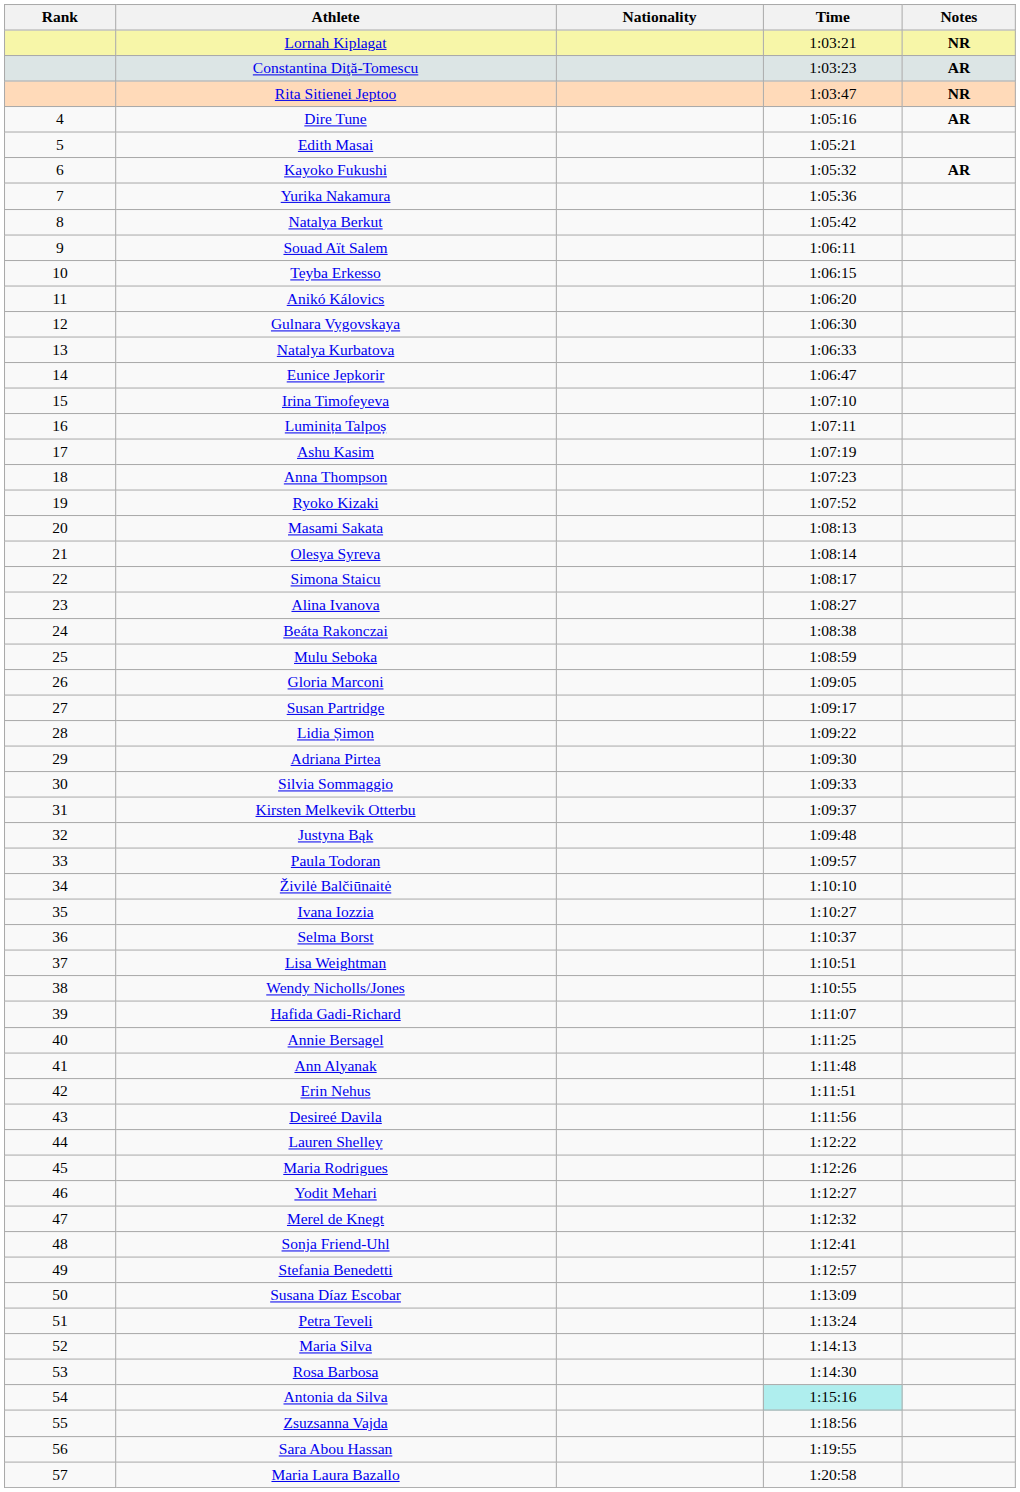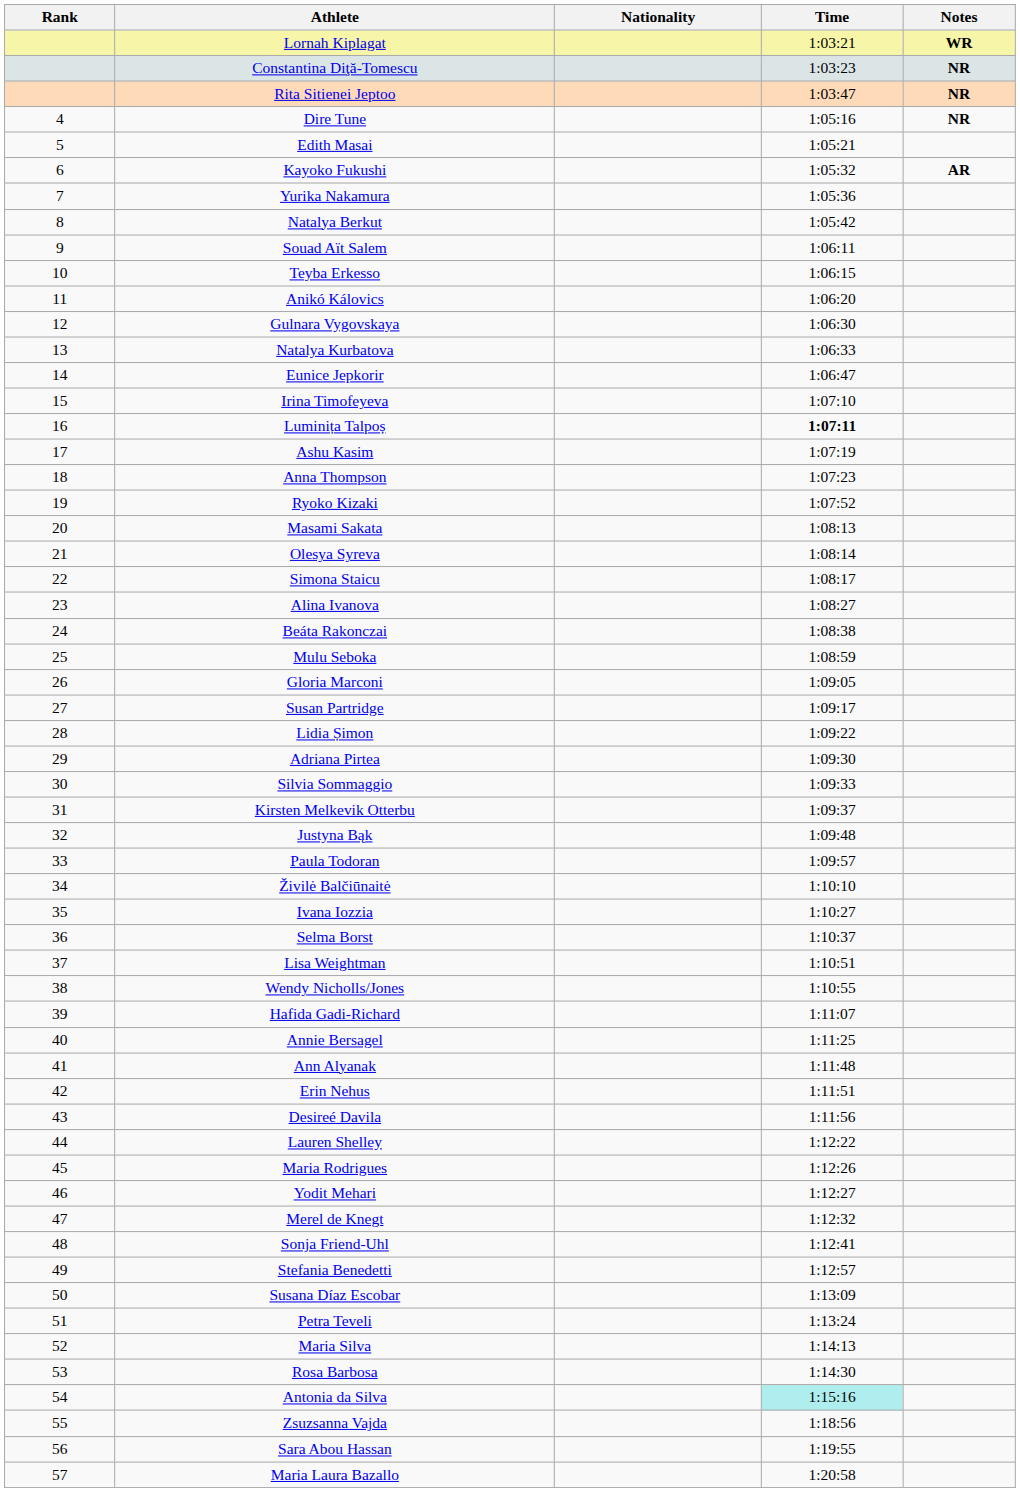(959, 43) NR -> (959, 43) WR
(959, 68) AR -> (959, 68) NR
(959, 119) AR -> (959, 119) NR
(833, 426) normal -> (832, 426) bold
